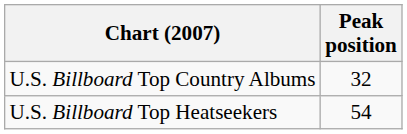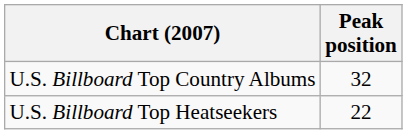(361, 111) 54 -> (361, 111) 22
